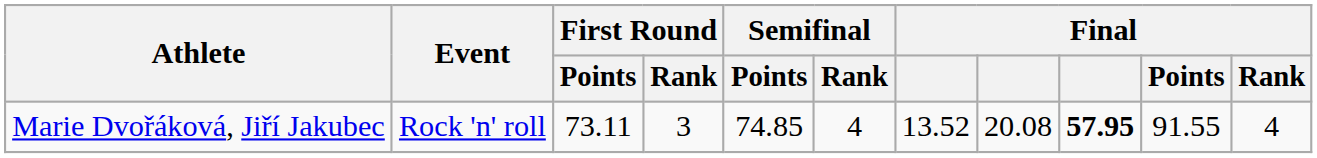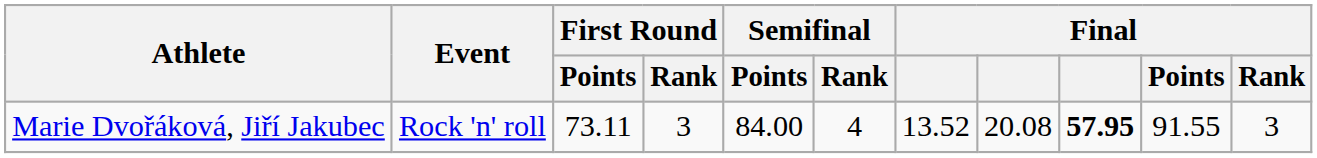(769, 126) 74.85 -> (769, 126) 84.00
(1272, 126) 4 -> (1272, 126) 3
